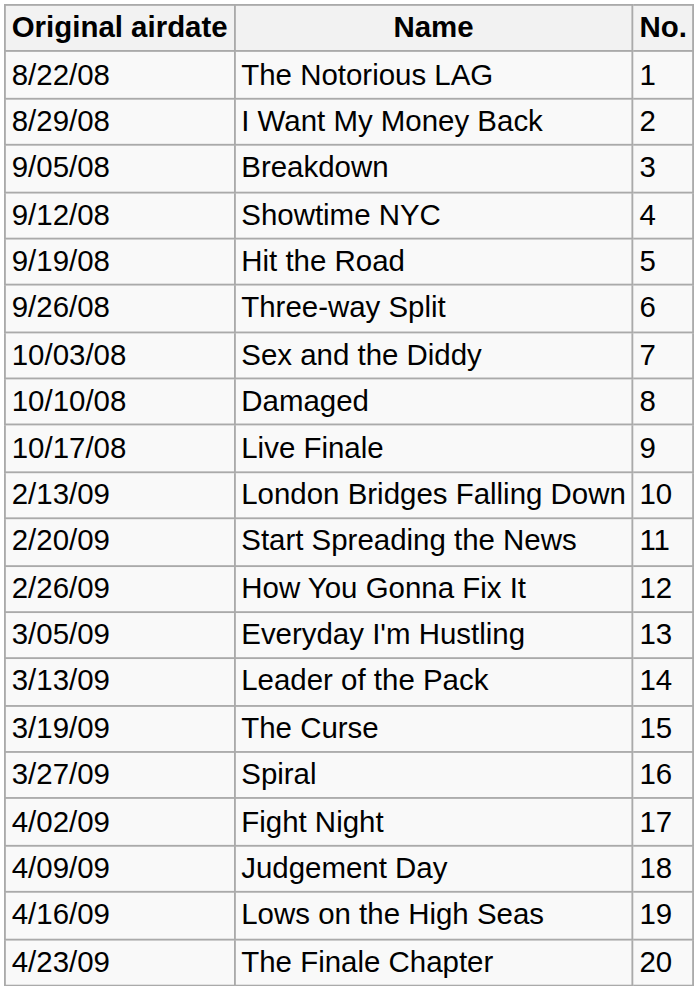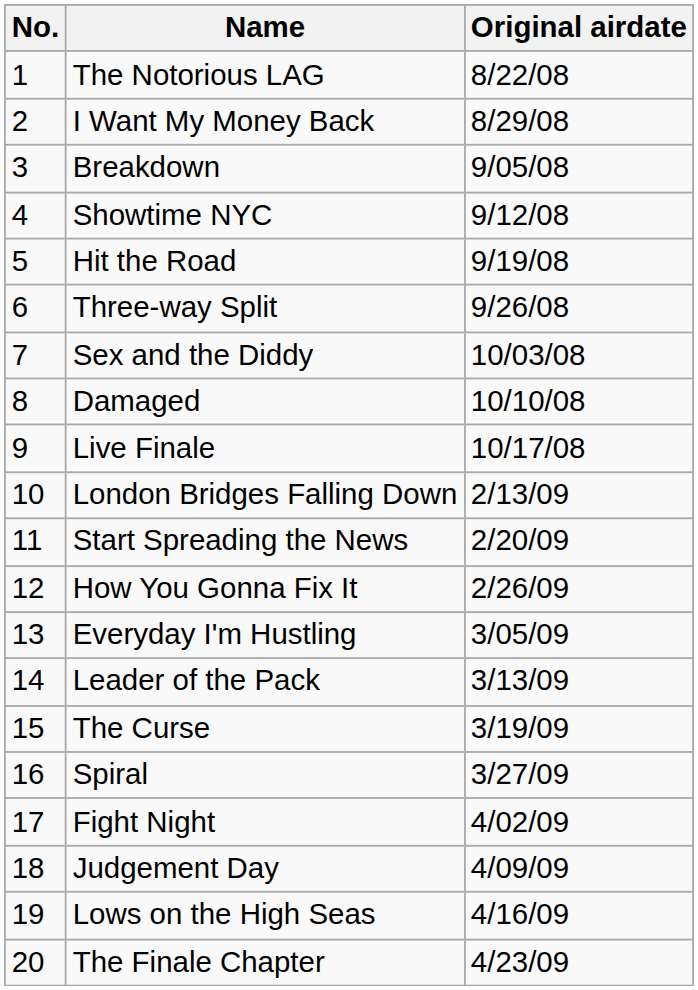columns swapped: (663, 27) <-> (120, 27)
